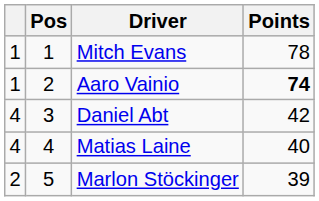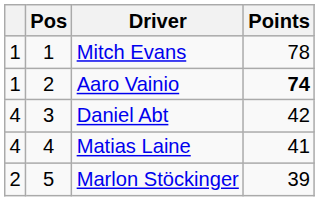(299, 147) 40 -> (299, 147) 41
